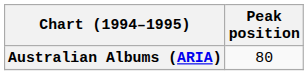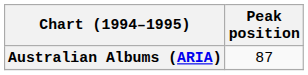(264, 58) 80 -> (264, 58) 87
